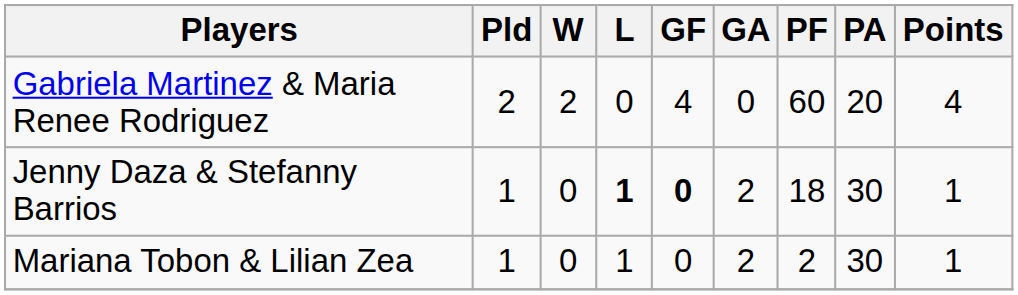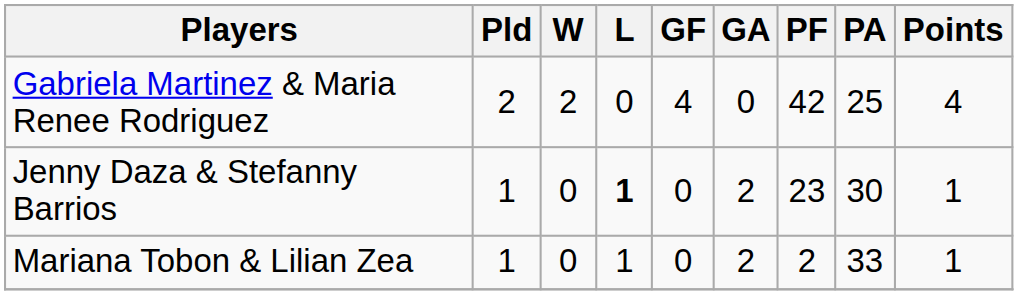(807, 101) 60 -> (807, 101) 42
(865, 101) 20 -> (865, 101) 25
(683, 190) bold -> (683, 190) normal
(807, 190) 18 -> (807, 190) 23
(865, 261) 30 -> (865, 261) 33
